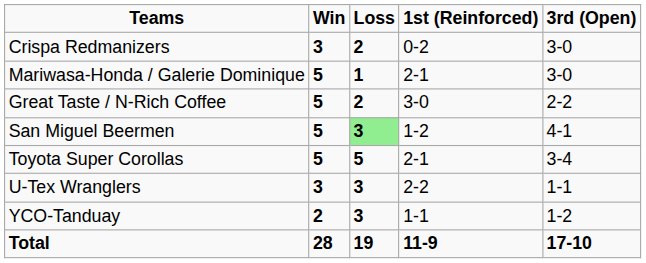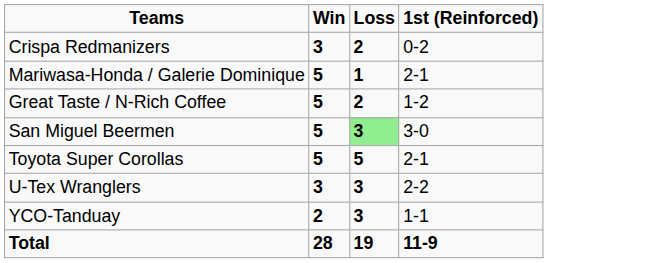- column: (591, 18)
(416, 103) 3-0 -> (416, 103) 1-2
(416, 131) 1-2 -> (416, 131) 3-0
